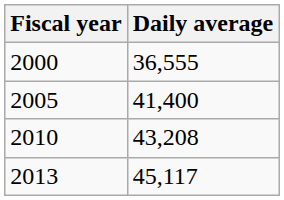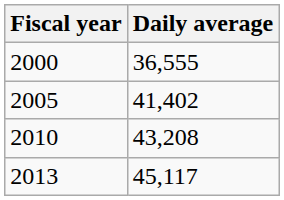(166, 99) 41,400 -> (166, 99) 41,402
